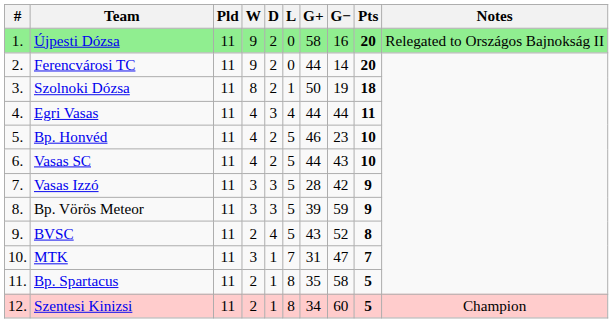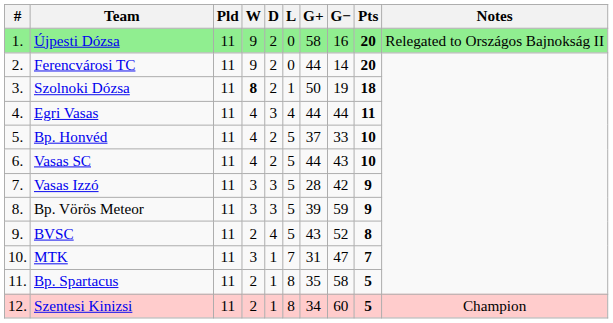(253, 88) normal -> (253, 88) bold
(313, 137) 46 -> (313, 137) 37
(341, 137) 23 -> (341, 137) 33
